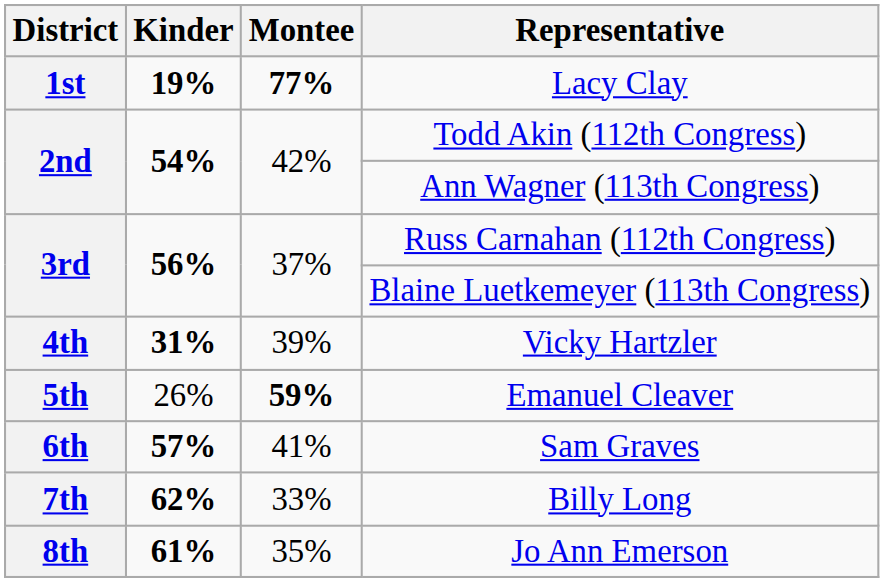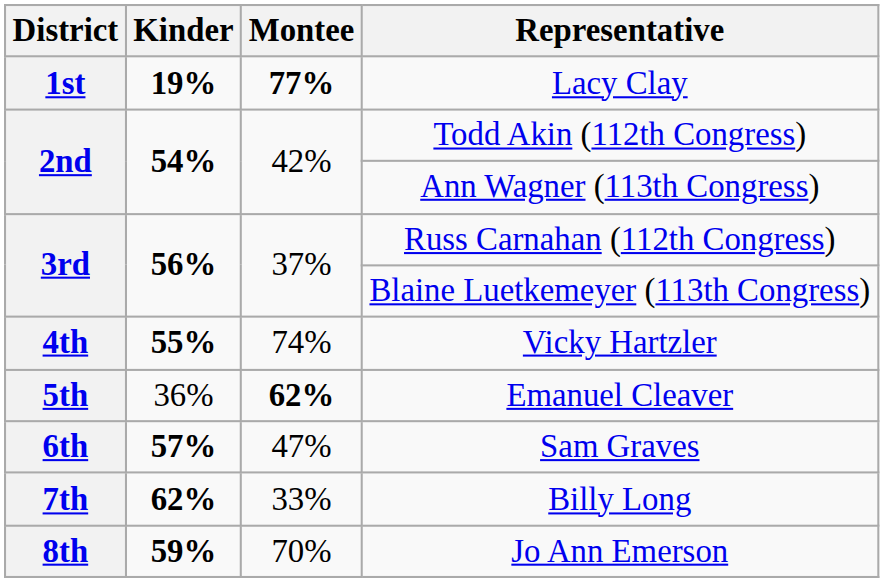(183, 342) 31% -> (183, 342) 55%
(301, 342) 39% -> (301, 342) 74%
(183, 394) 26% -> (183, 394) 36%
(302, 394) 59% -> (302, 394) 62%
(301, 446) 41% -> (301, 446) 47%
(183, 550) 61% -> (183, 550) 59%
(301, 550) 35% -> (301, 550) 70%
